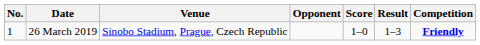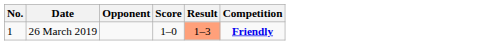- column: (195, 13)
(393, 31) no background -> (202, 31) lightsalmon background
